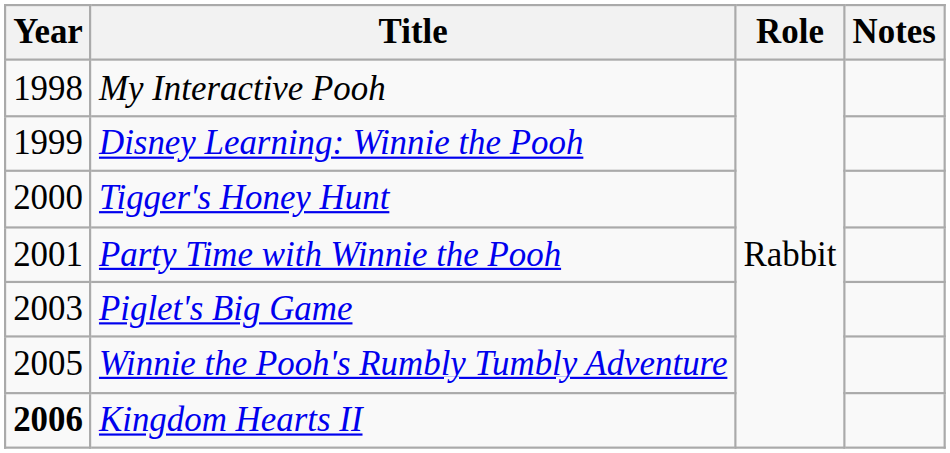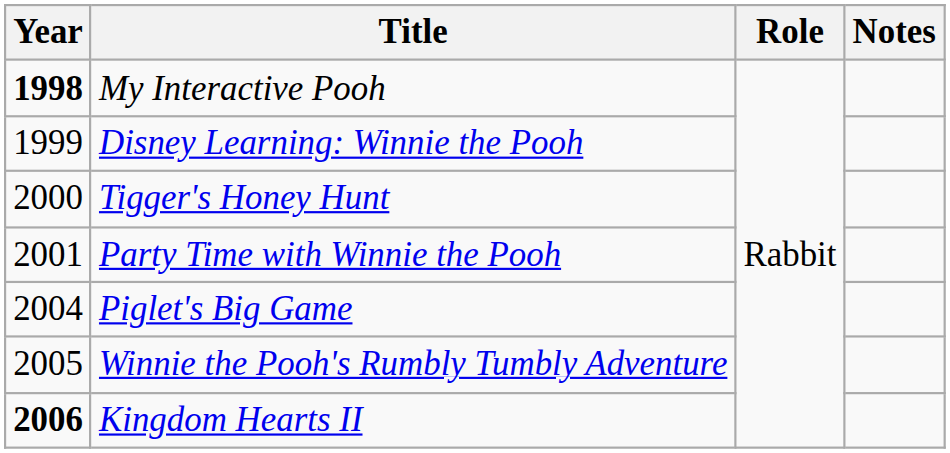(48, 87) normal -> (48, 87) bold
(48, 308) 2003 -> (48, 308) 2004
